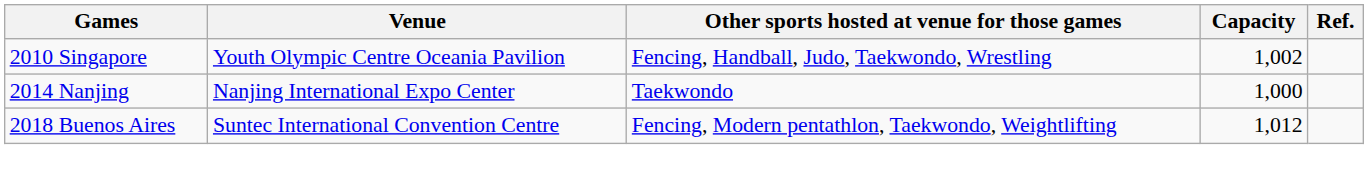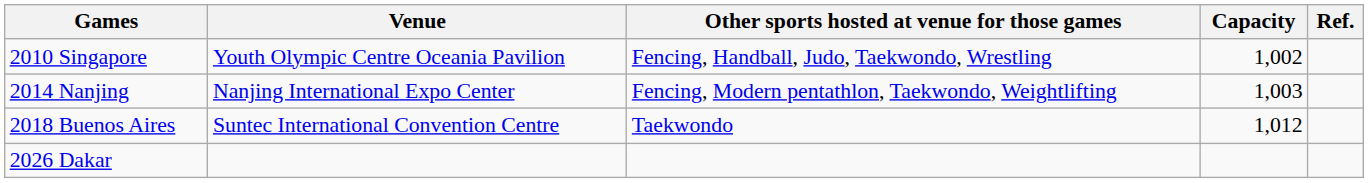(682, 90) Taekwondo -> (874, 90) Fencing, Modern pentathlon, Taekwondo, Weightlifting
(1278, 90) 1,000 -> (1278, 90) 1,003
(874, 125) Fencing, Modern pentathlon, Taekwondo, Weightlifting -> (682, 125) Taekwondo
+ row: (61, 159)
